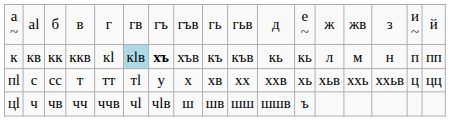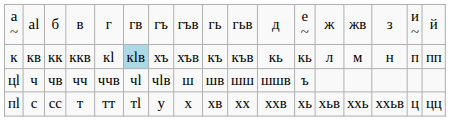(161, 56) bold -> (161, 56) normal
rows swapped: (14, 80) <-> (14, 103)
